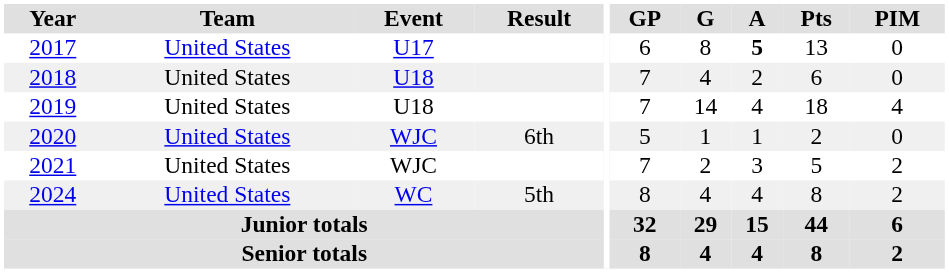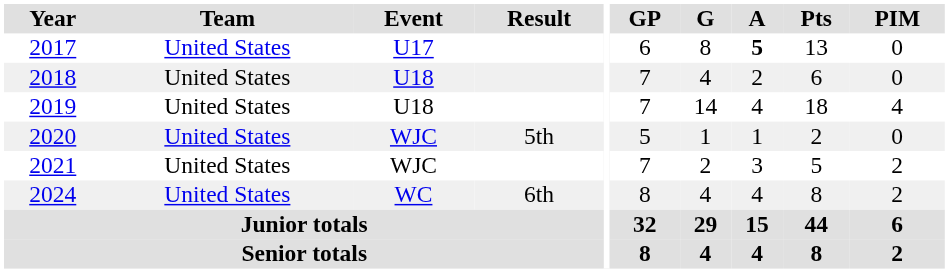(539, 136) 6th -> (539, 136) 5th
(539, 194) 5th -> (539, 194) 6th
